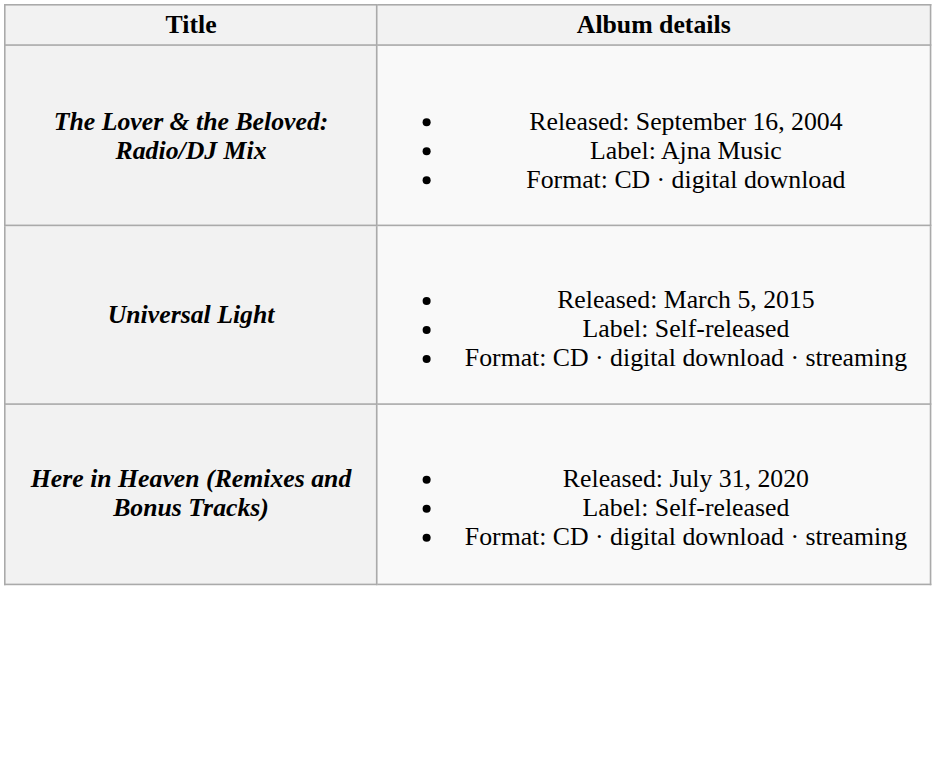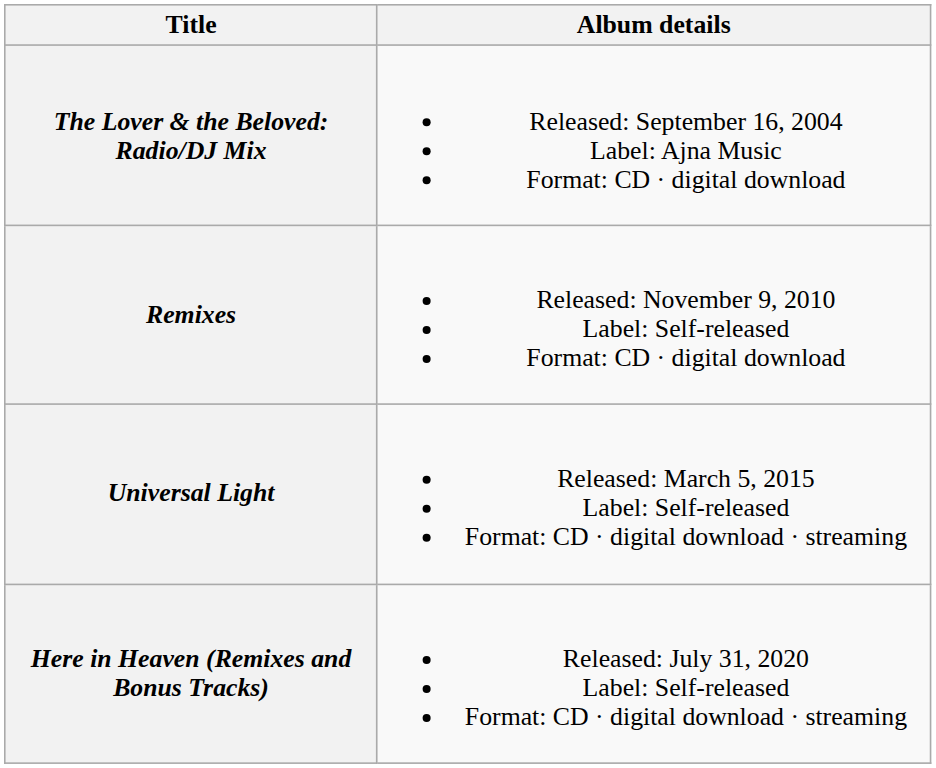+ row: (191, 314)
